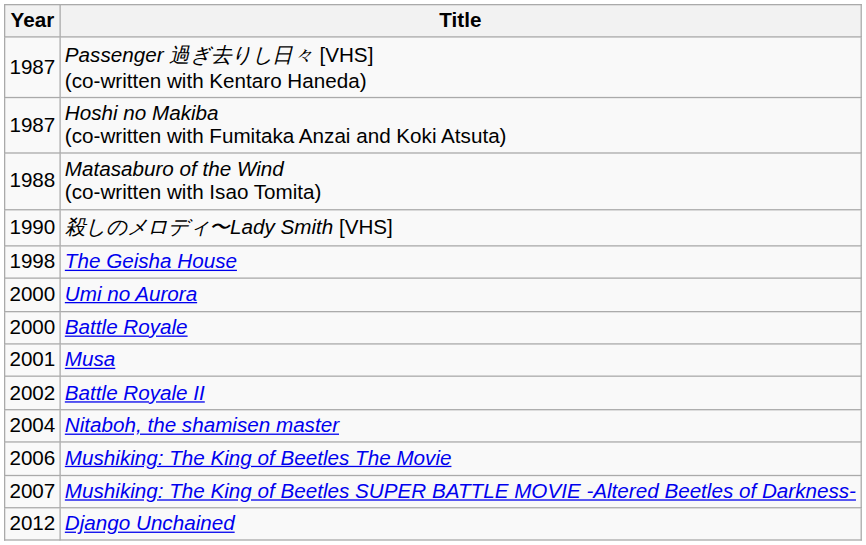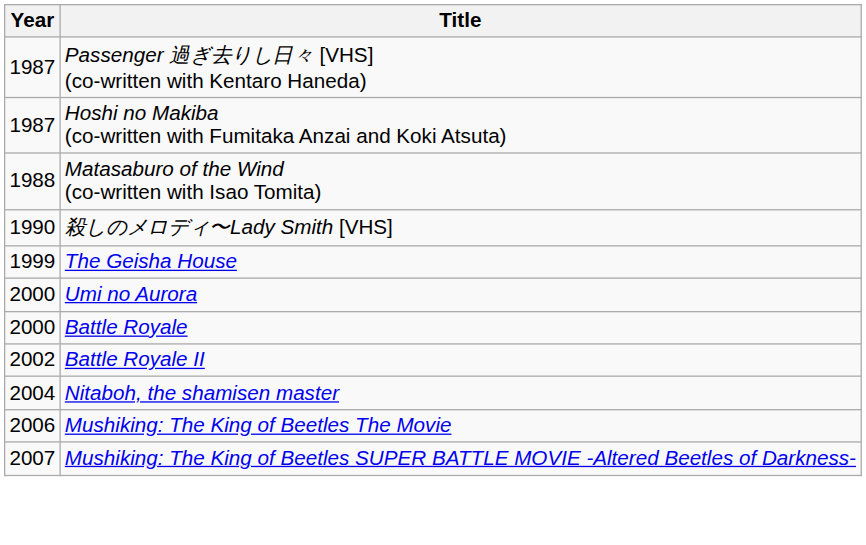(32, 261) 1998 -> (32, 261) 1999
- row: (90, 360)
- row: (150, 523)
